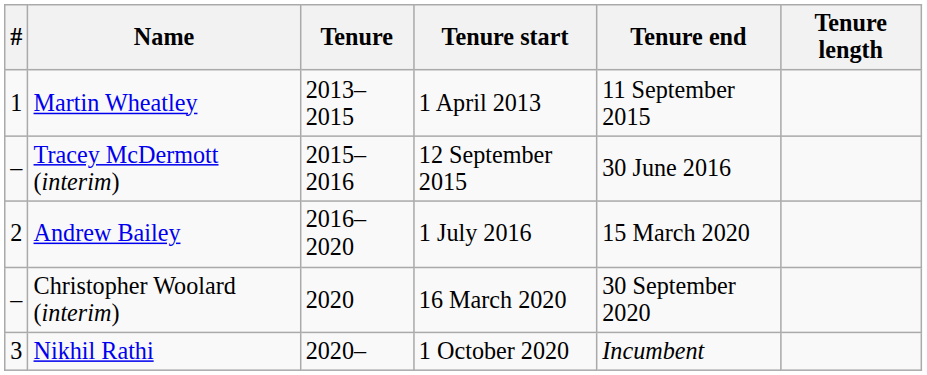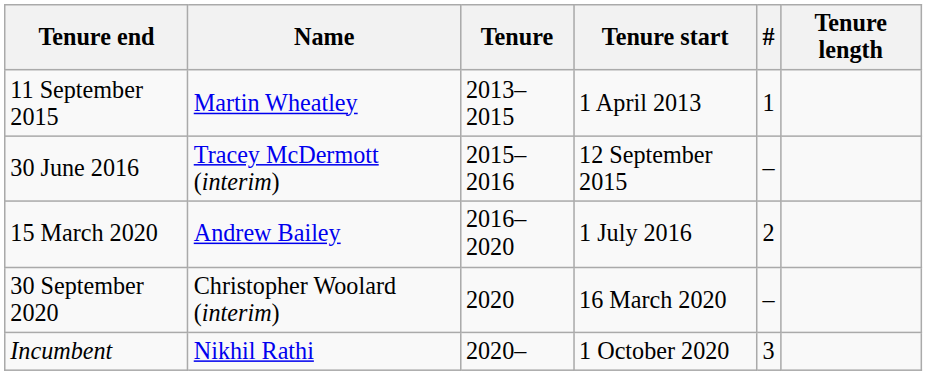columns swapped: (16, 37) <-> (688, 37)
